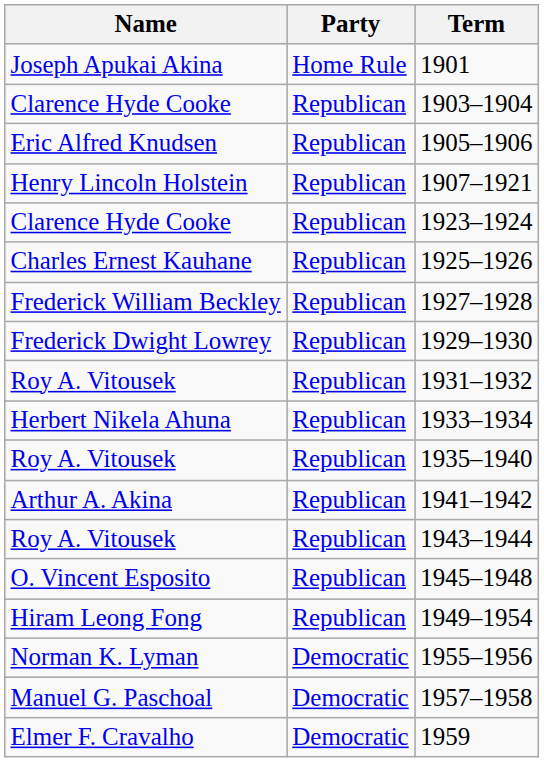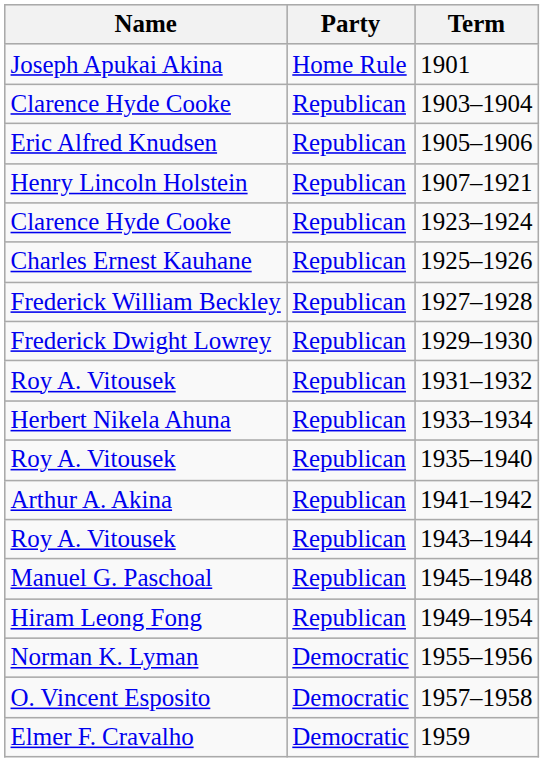(110, 578) O. Vincent Esposito -> (111, 578) Manuel G. Paschoal
(111, 697) Manuel G. Paschoal -> (110, 697) O. Vincent Esposito
